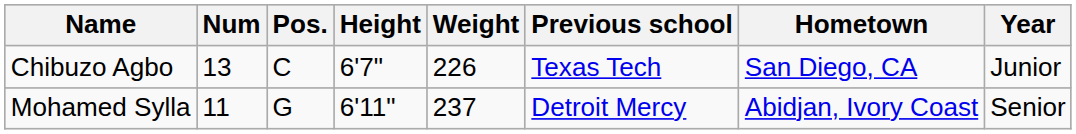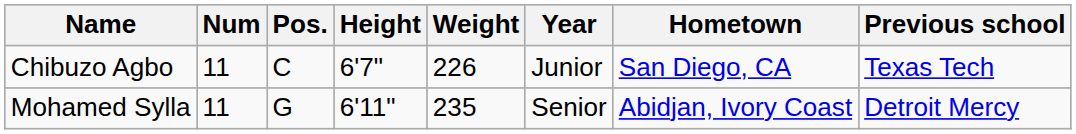columns swapped: (1028, 25) <-> (632, 25)
(217, 66) 13 -> (216, 66) 11
(455, 107) 237 -> (455, 107) 235
